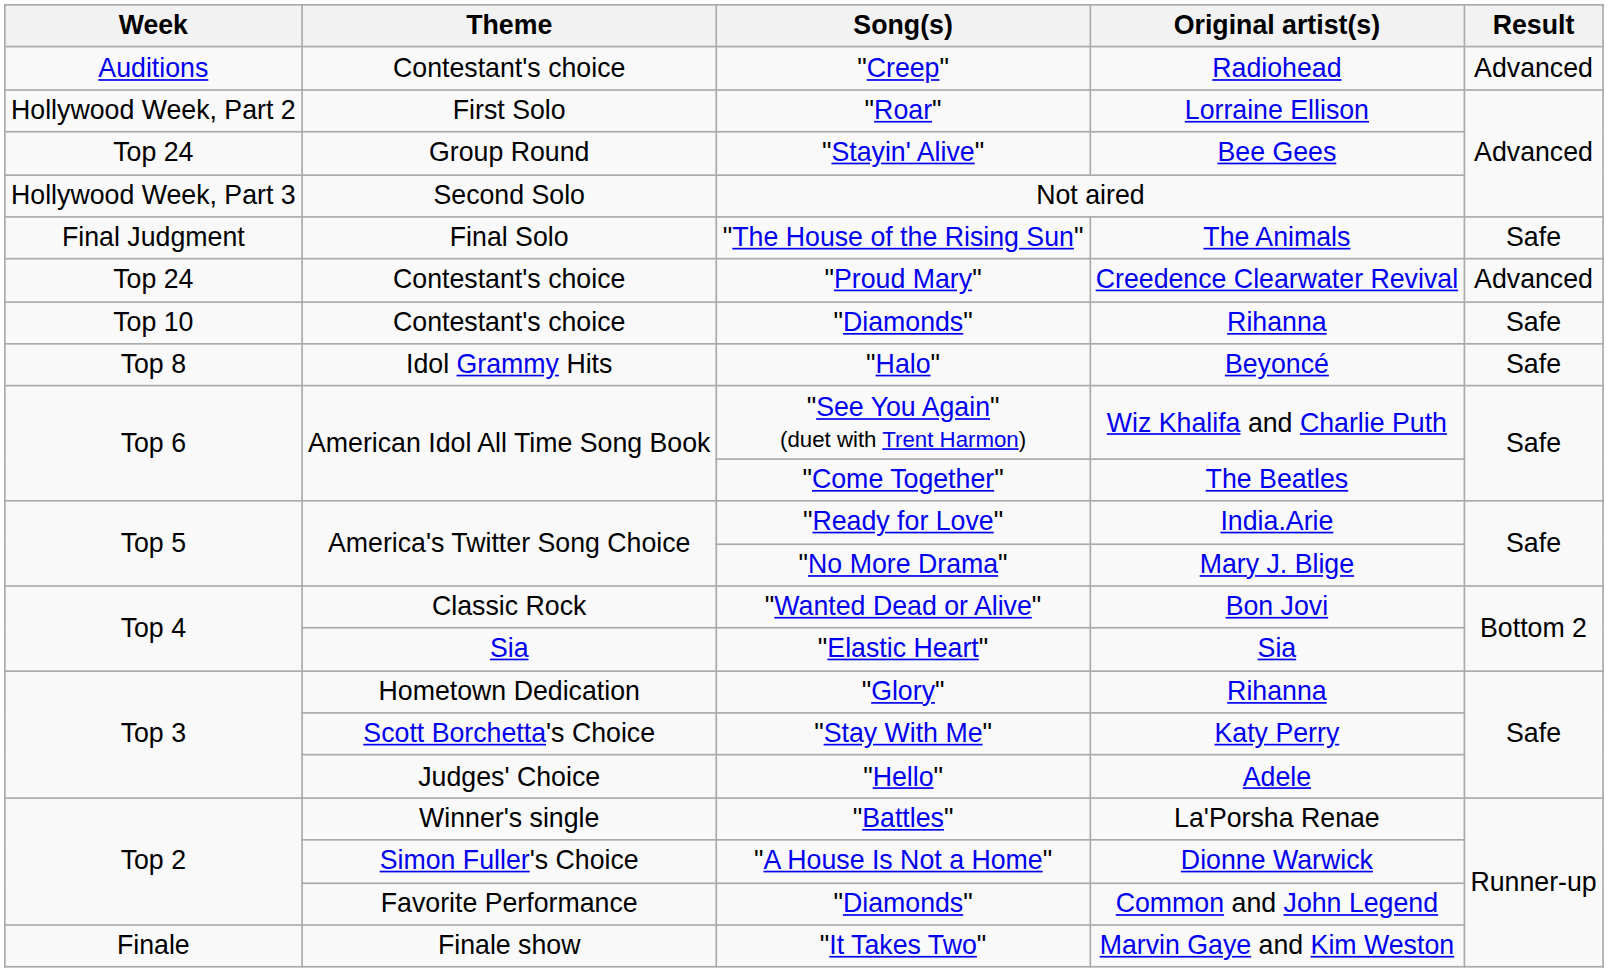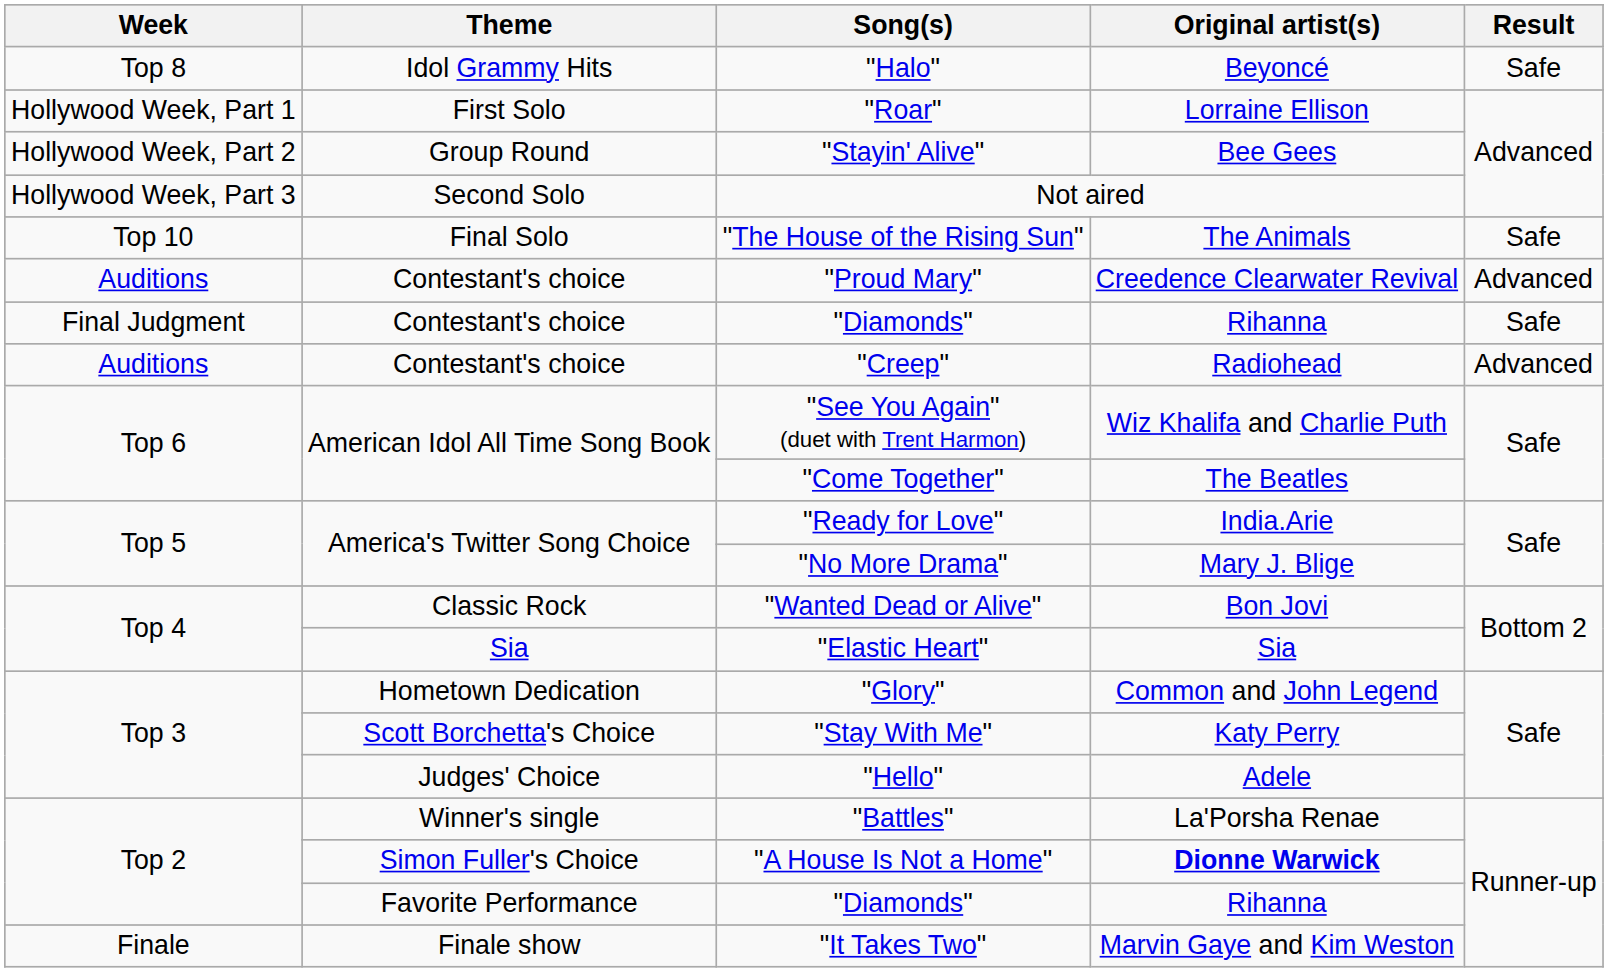rows swapped: (509, 68) <-> (509, 364)
(153, 110) Hollywood Week, Part 2 -> (153, 110) Hollywood Week, Part 1
(153, 152) Top 24 -> (153, 152) Hollywood Week, Part 2
(153, 237) Final Judgment -> (153, 237) Top 10
(153, 279) Top 24 -> (153, 279) Auditions
(153, 322) Top 10 -> (153, 322) Final Judgment
(1277, 691) Rihanna -> (1277, 691) Common and John Legend
(1277, 860) normal -> (1277, 860) bold
(1277, 903) Common and John Legend -> (1277, 903) Rihanna
